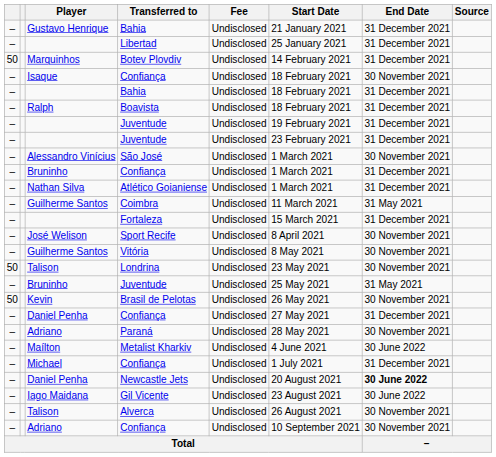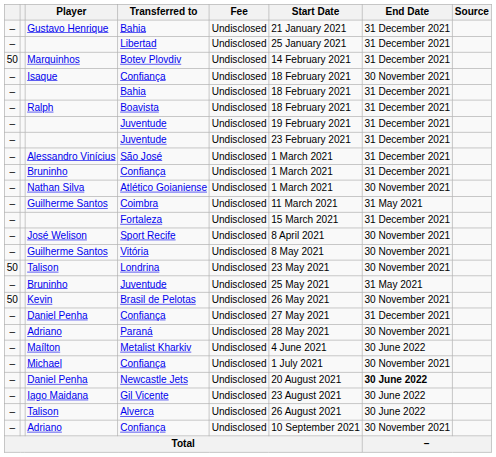(407, 156) 30 November 2021 -> (407, 156) 31 December 2021
(407, 188) 31 December 2021 -> (407, 188) 30 November 2021
(407, 364) 31 December 2021 -> (407, 364) 30 November 2021
(407, 412) 30 November 2021 -> (395, 412) 30 June 2022
